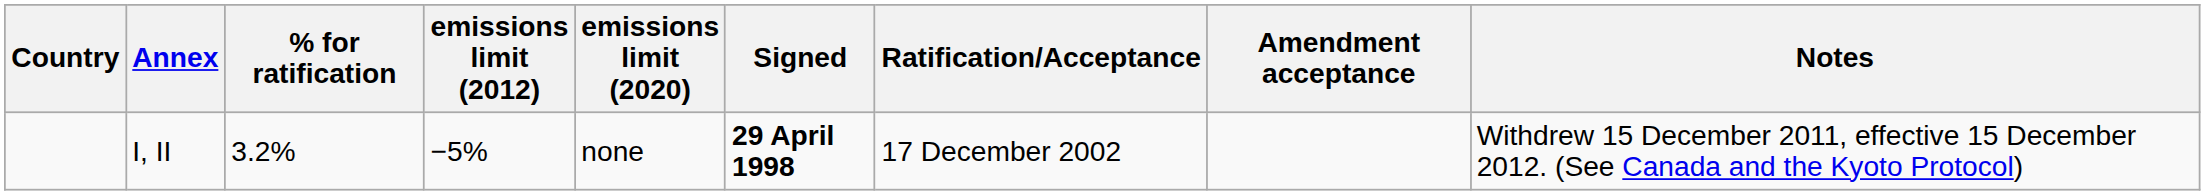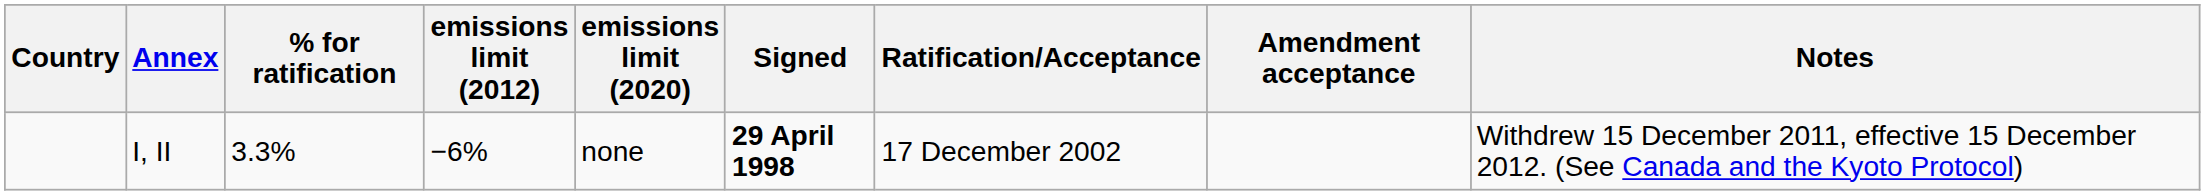(263, 150) 3.2% -> (263, 150) 3.3%
(459, 150) −5% -> (459, 150) −6%
